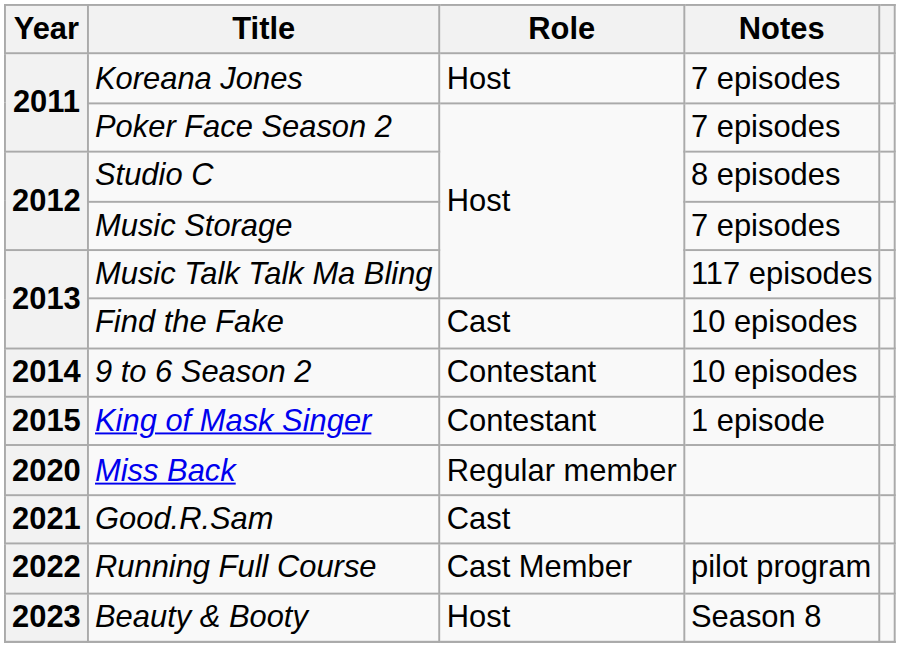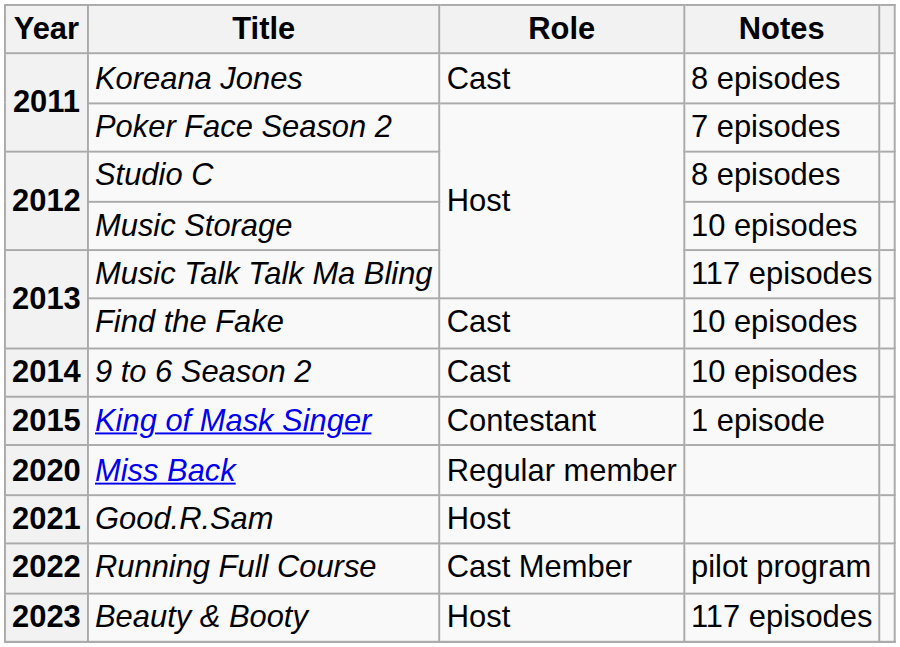(479, 77) Host -> (479, 77) Cast
(766, 77) 7 episodes -> (766, 77) 8 episodes
(766, 224) 7 episodes -> (774, 224) 10 episodes
(521, 371) Contestant -> (479, 371) Cast
(479, 518) Cast -> (479, 518) Host
(756, 616) Season 8 -> (782, 616) 117 episodes
